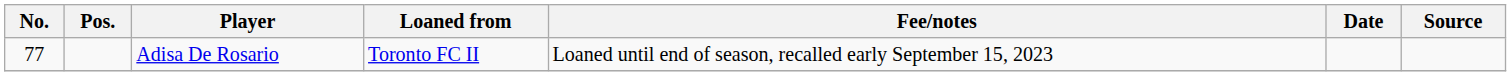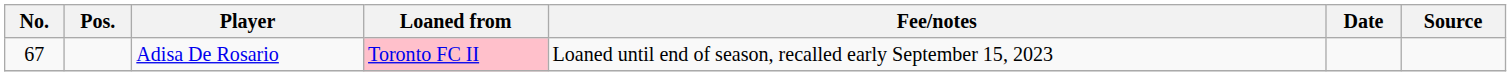(34, 54) 77 -> (34, 54) 67
(424, 54) no background -> (424, 54) pink background
